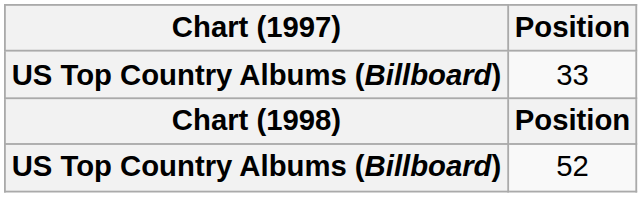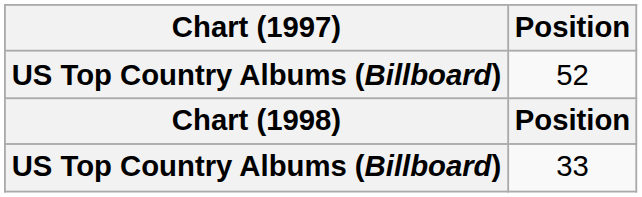rows swapped: (573, 167) <-> (573, 74)
